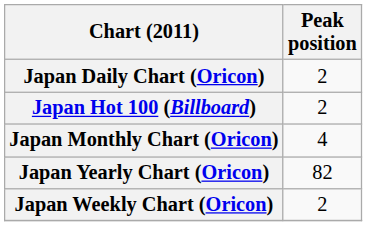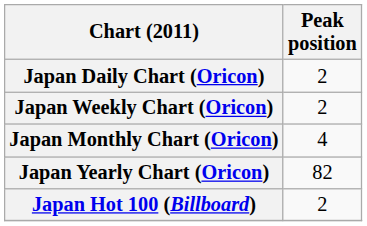rows swapped: (144, 204) <-> (144, 107)
